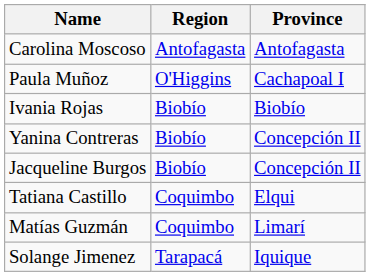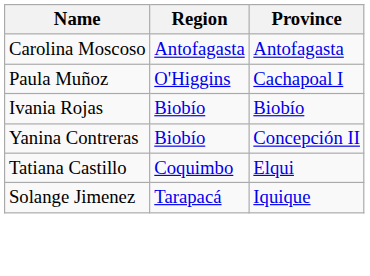- row: (78, 167)
- row: (68, 227)
